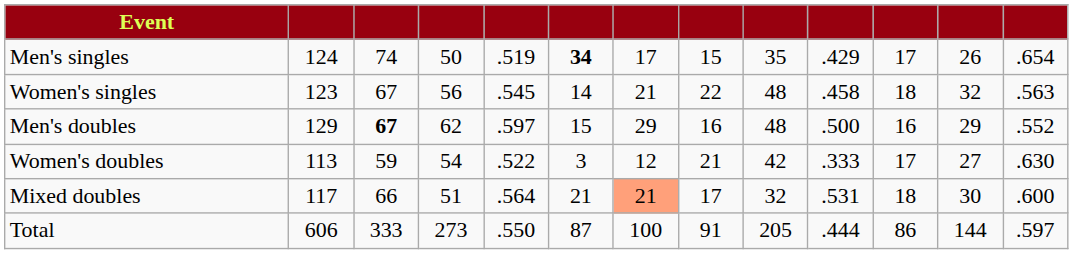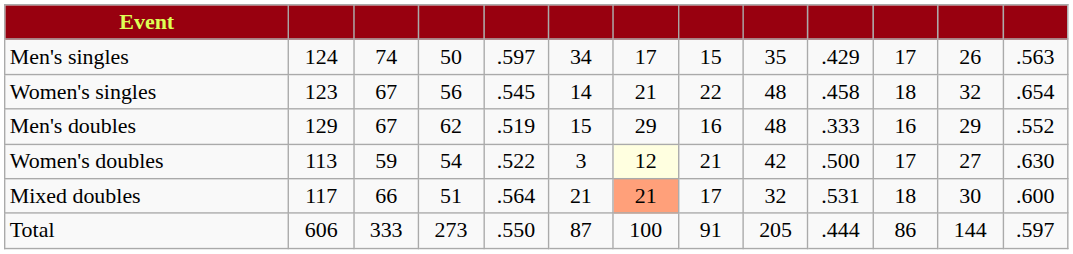(516, 56) .519 -> (516, 56) .597
(581, 56) bold -> (581, 56) normal
(1035, 56) .654 -> (1035, 56) .563
(1035, 91) .563 -> (1035, 91) .654
(386, 126) bold -> (386, 126) normal
(516, 126) .597 -> (516, 126) .519
(840, 126) .500 -> (840, 126) .333
(646, 160) no background -> (646, 160) lightyellow background
(840, 160) .333 -> (840, 160) .500
